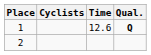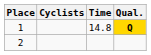(100, 27) 12.6 -> (100, 27) 14.8
(130, 27) no background -> (130, 27) gold background
